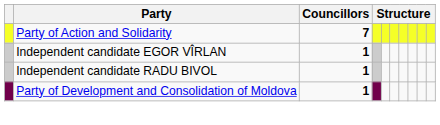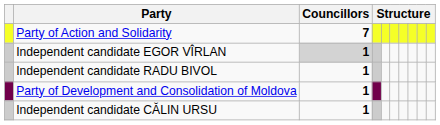(366, 52) no background -> (366, 52) lightgrey background
+ row: (117, 110)
